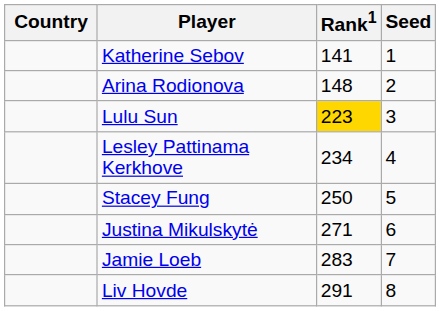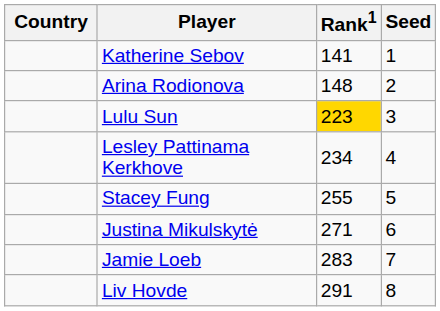(337, 198) 250 -> (337, 198) 255
